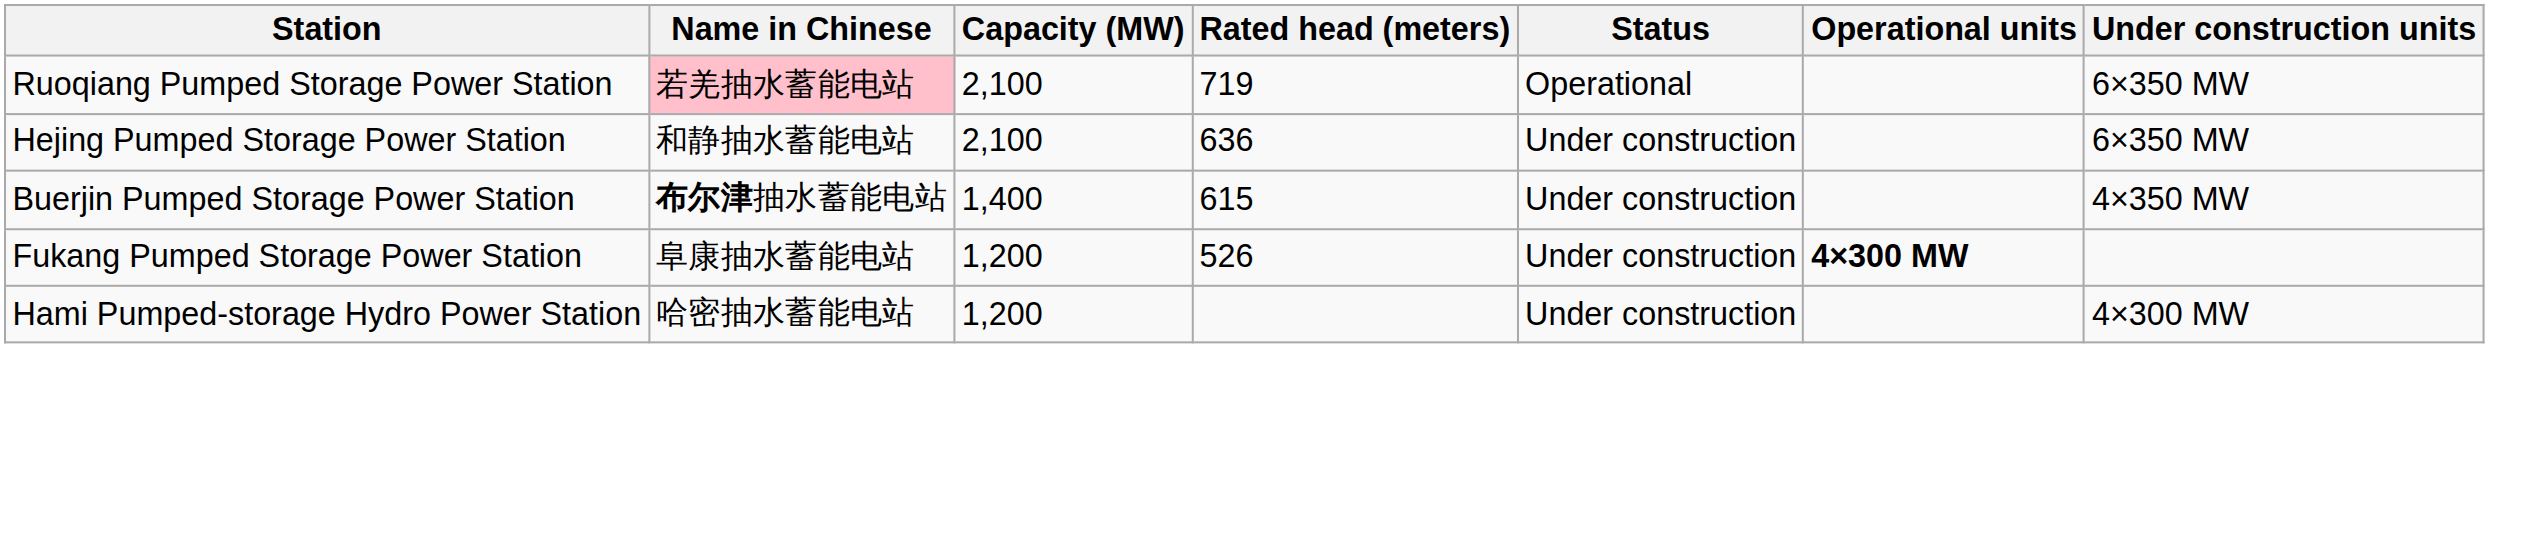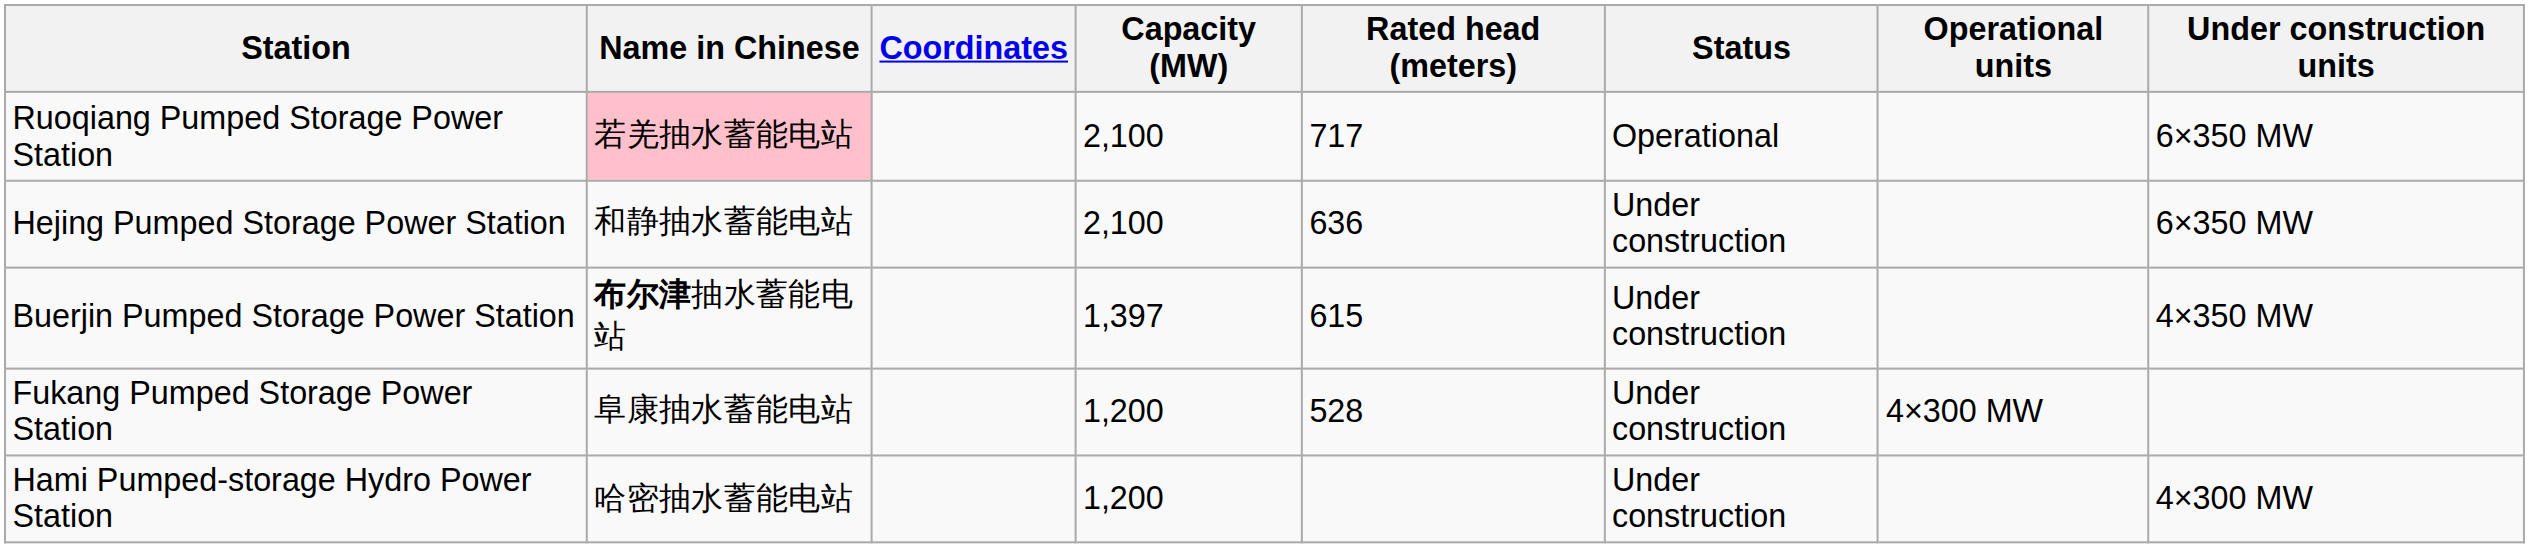+ column: (974, 48)
(1226, 84) 719 -> (1336, 135) 717
(1002, 199) 1,400 -> (1123, 317) 1,397
(1226, 256) 526 -> (1336, 410) 528
(1890, 256) bold -> (1965, 410) normal
